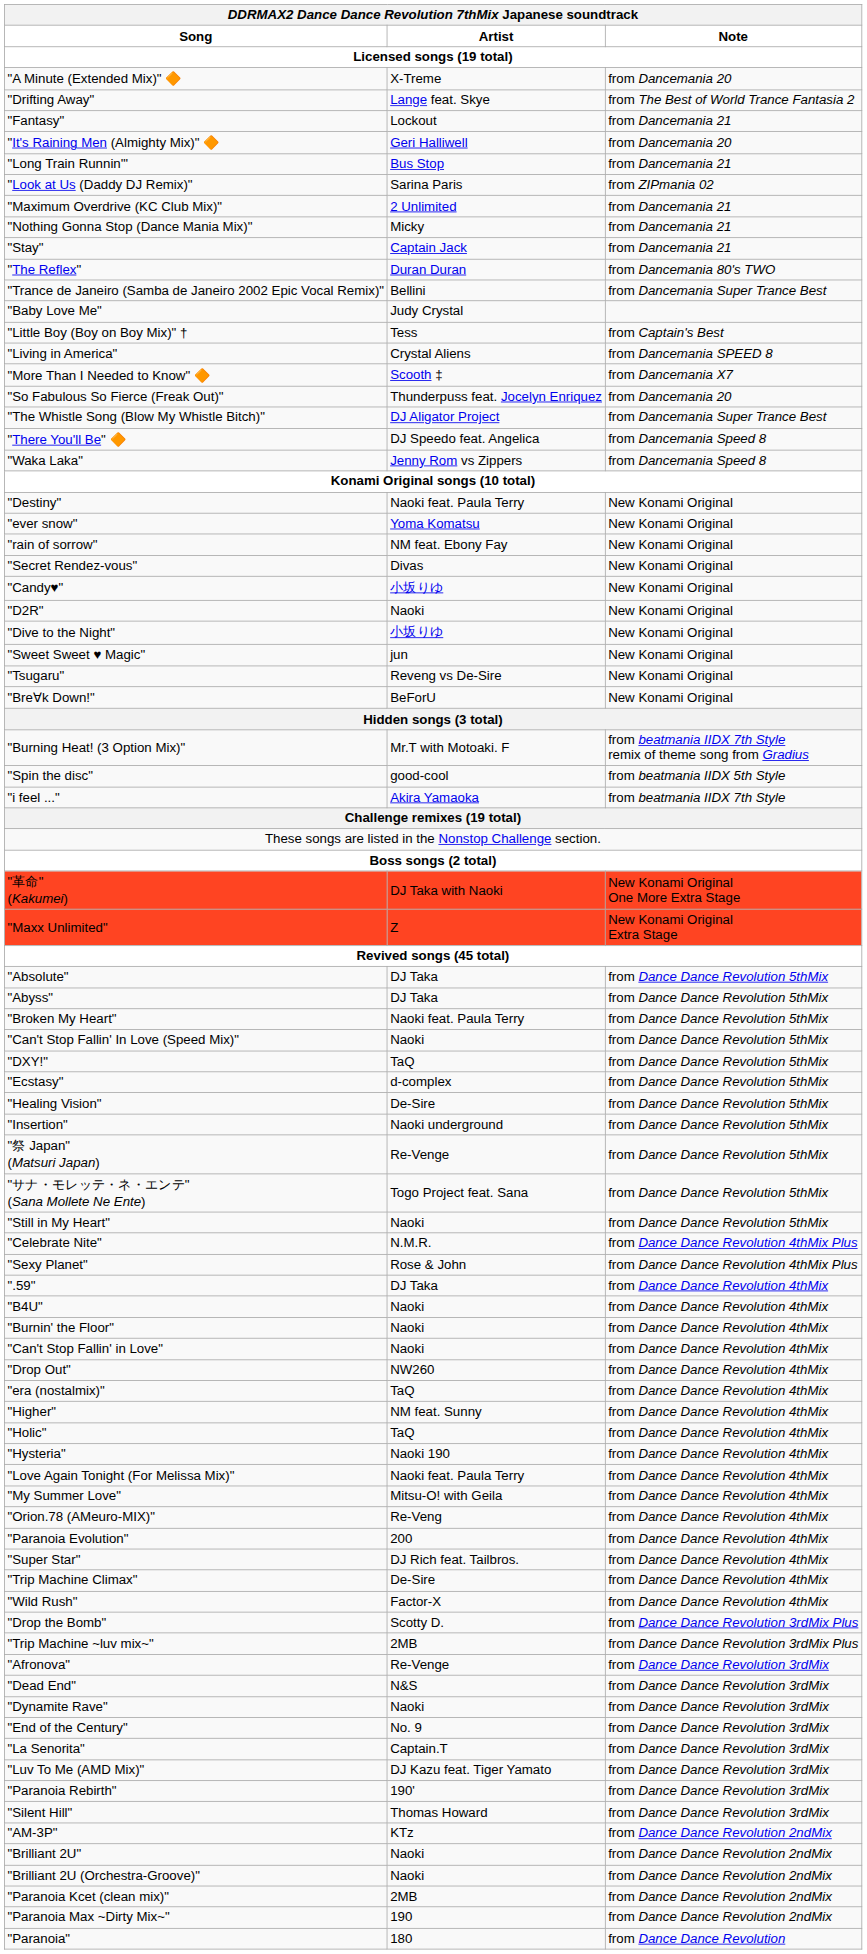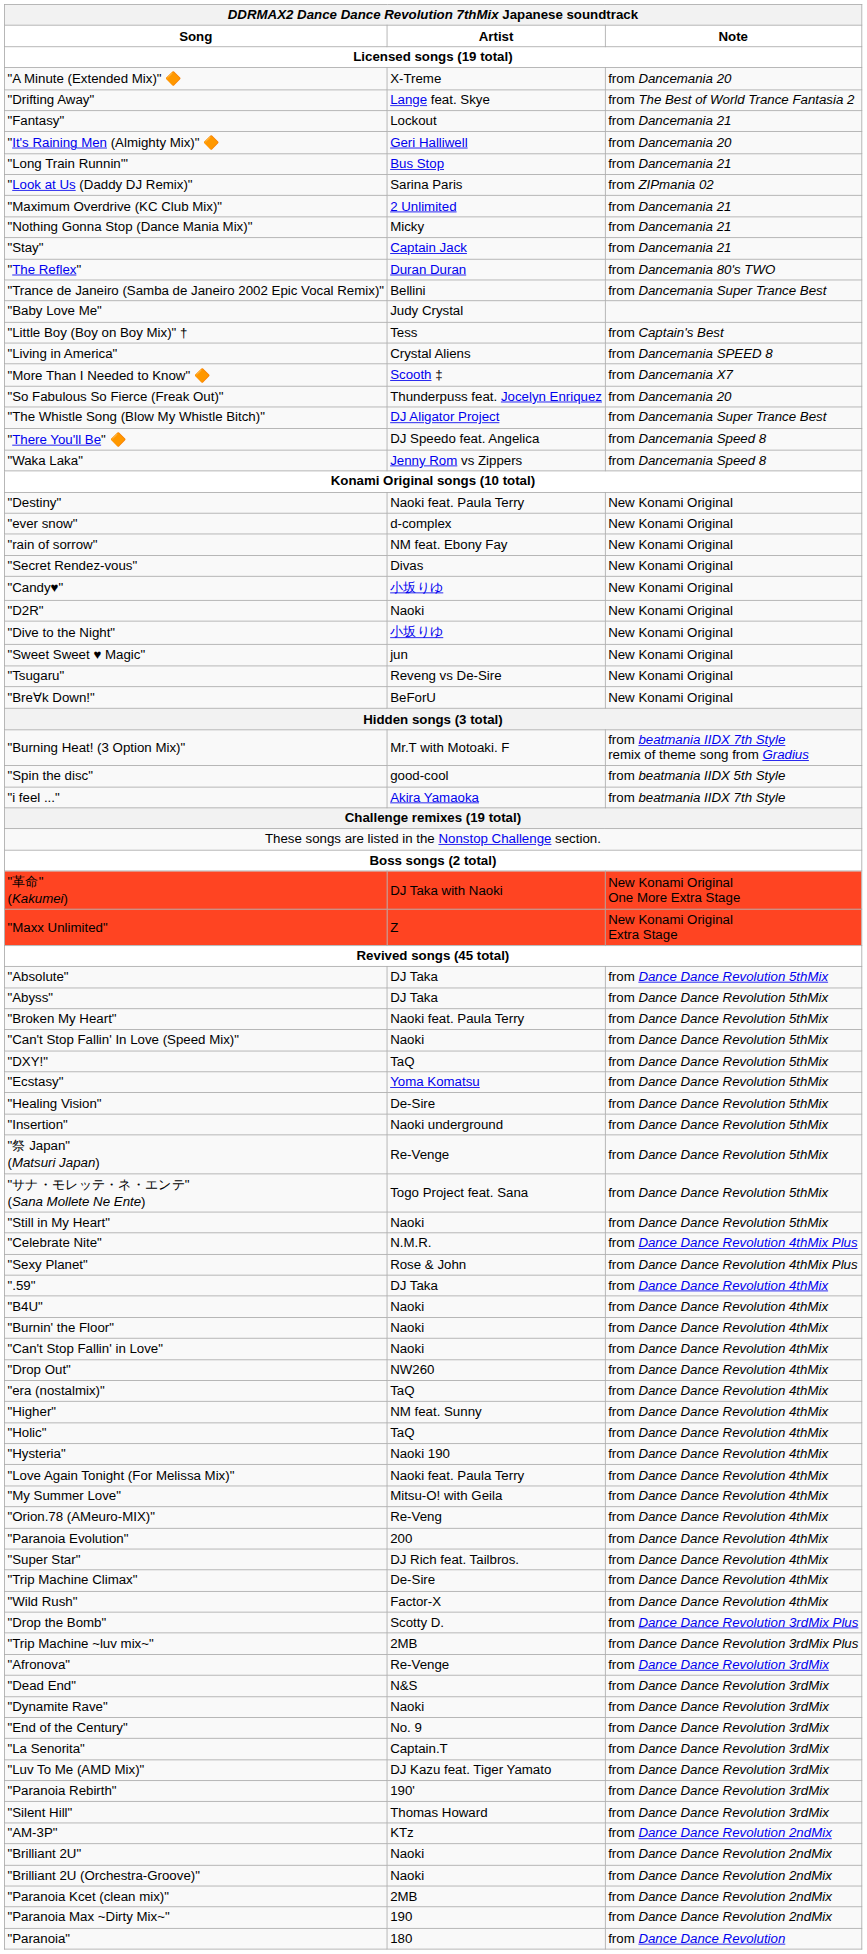(435, 523) Yoma Komatsu -> (421, 523) d-complex
(421, 1082) d-complex -> (435, 1082) Yoma Komatsu
